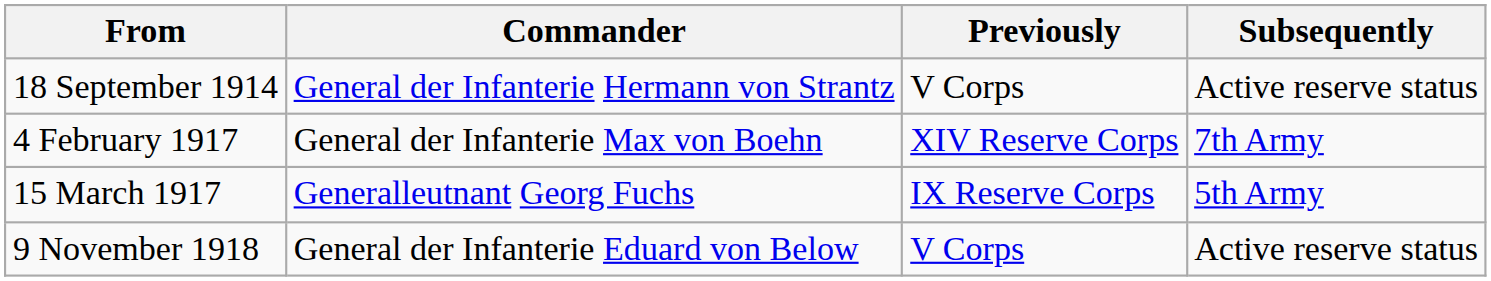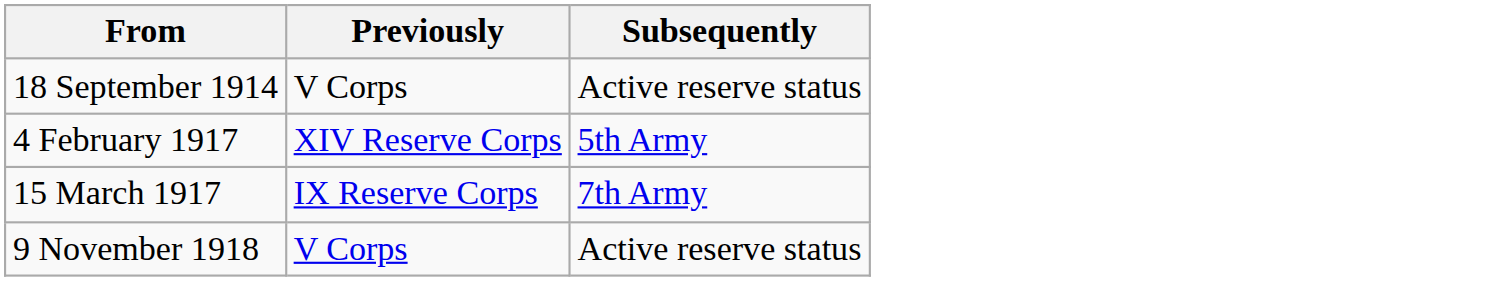- column: (594, 31)
(1259, 139) 7th Army -> (642, 139) 5th Army
(1259, 193) 5th Army -> (642, 193) 7th Army
